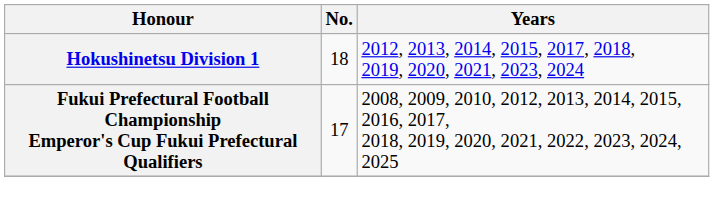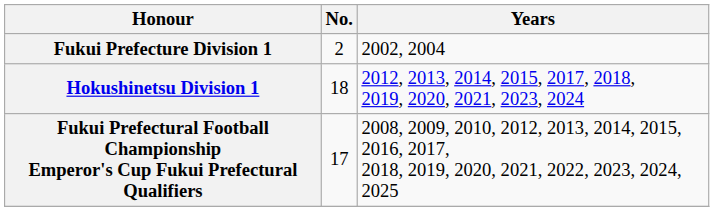+ row: (163, 48)
